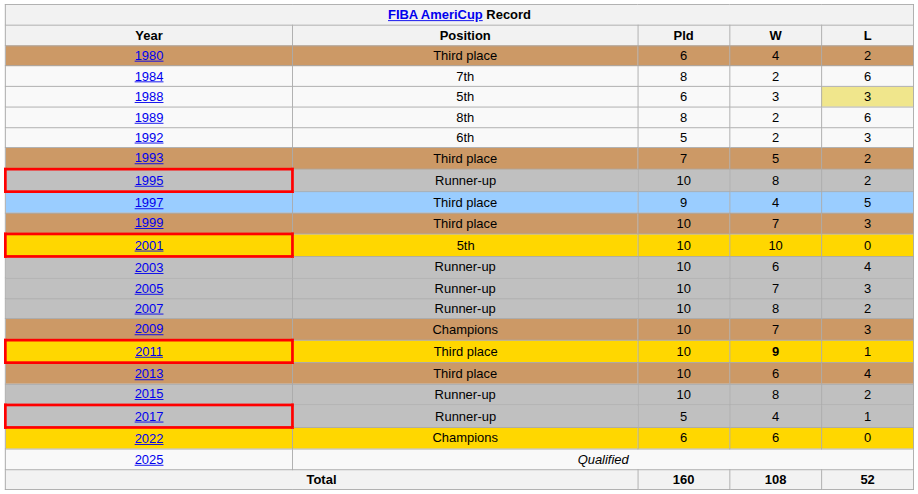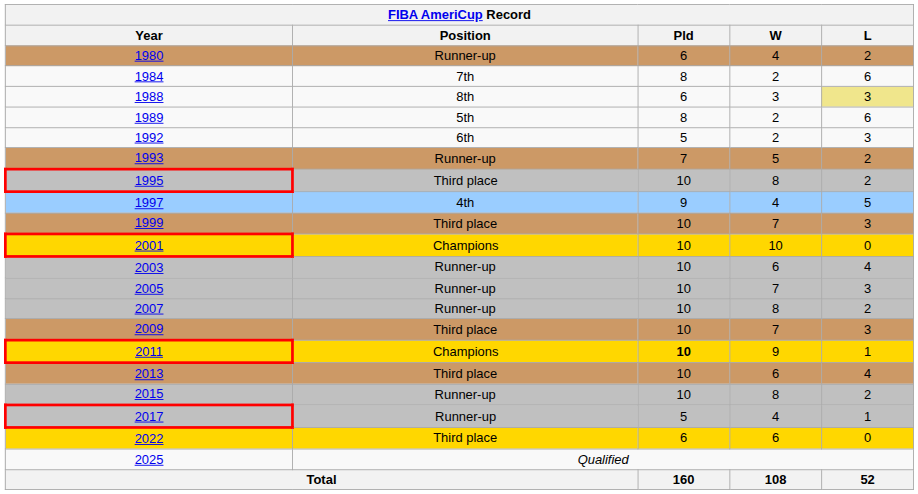(465, 56) Third place -> (465, 56) Runner-up
(465, 97) 5th -> (465, 97) 8th
(465, 117) 8th -> (465, 117) 5th
(465, 159) Third place -> (465, 159) Runner-up
(466, 181) Runner-up -> (466, 181) Third place
(465, 203) Third place -> (465, 203) 4th
(466, 246) 5th -> (466, 246) Champions
(465, 330) Champions -> (465, 330) Third place
(466, 352) Third place -> (466, 352) Champions
(684, 352) normal -> (684, 352) bold
(776, 352) bold -> (776, 352) normal
(465, 439) Champions -> (465, 439) Third place
